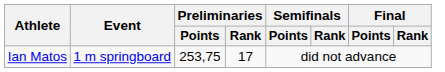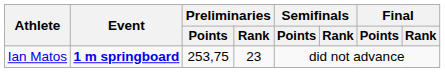(122, 57) normal -> (126, 57) bold
(246, 57) 17 -> (254, 57) 23
